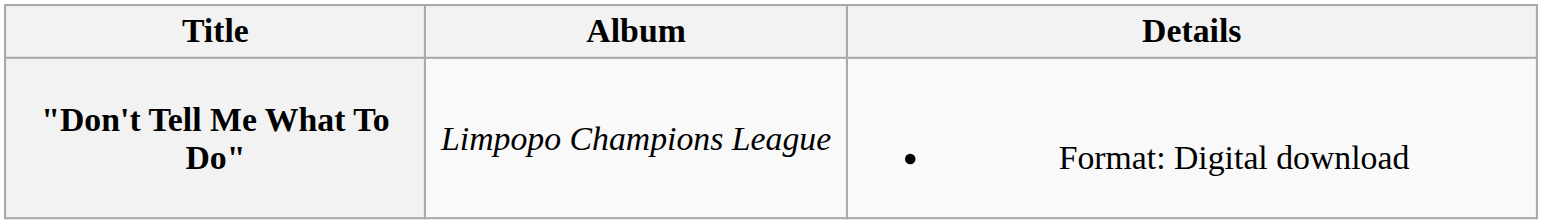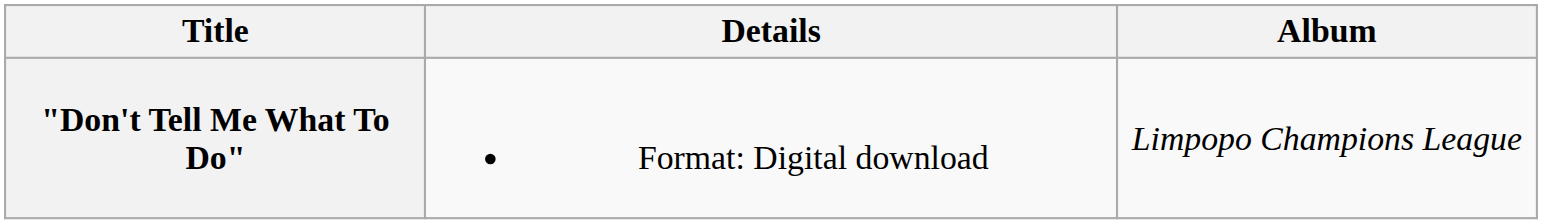columns swapped: (1192, 31) <-> (636, 31)
